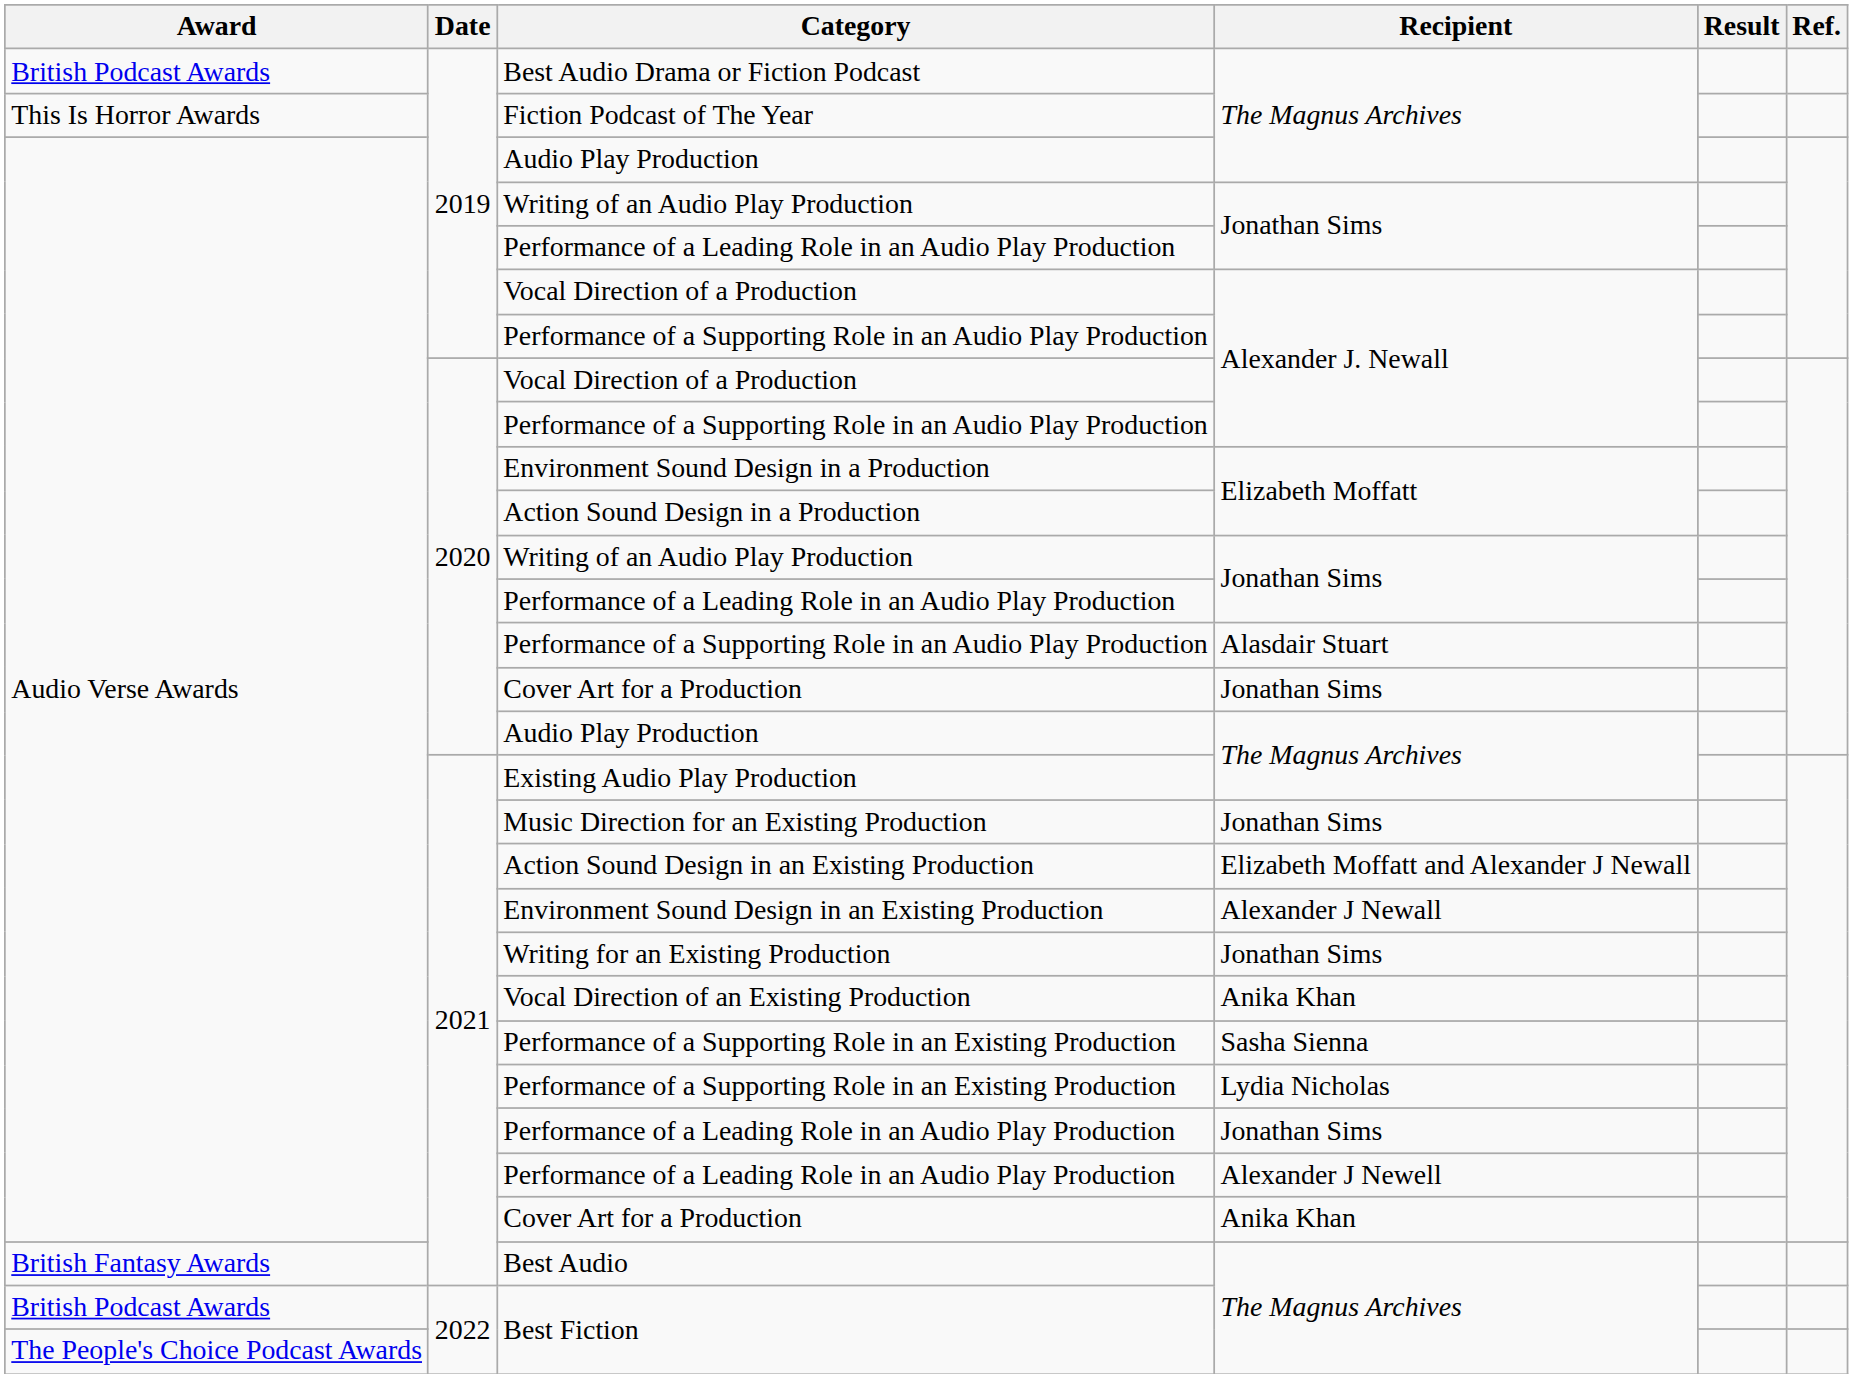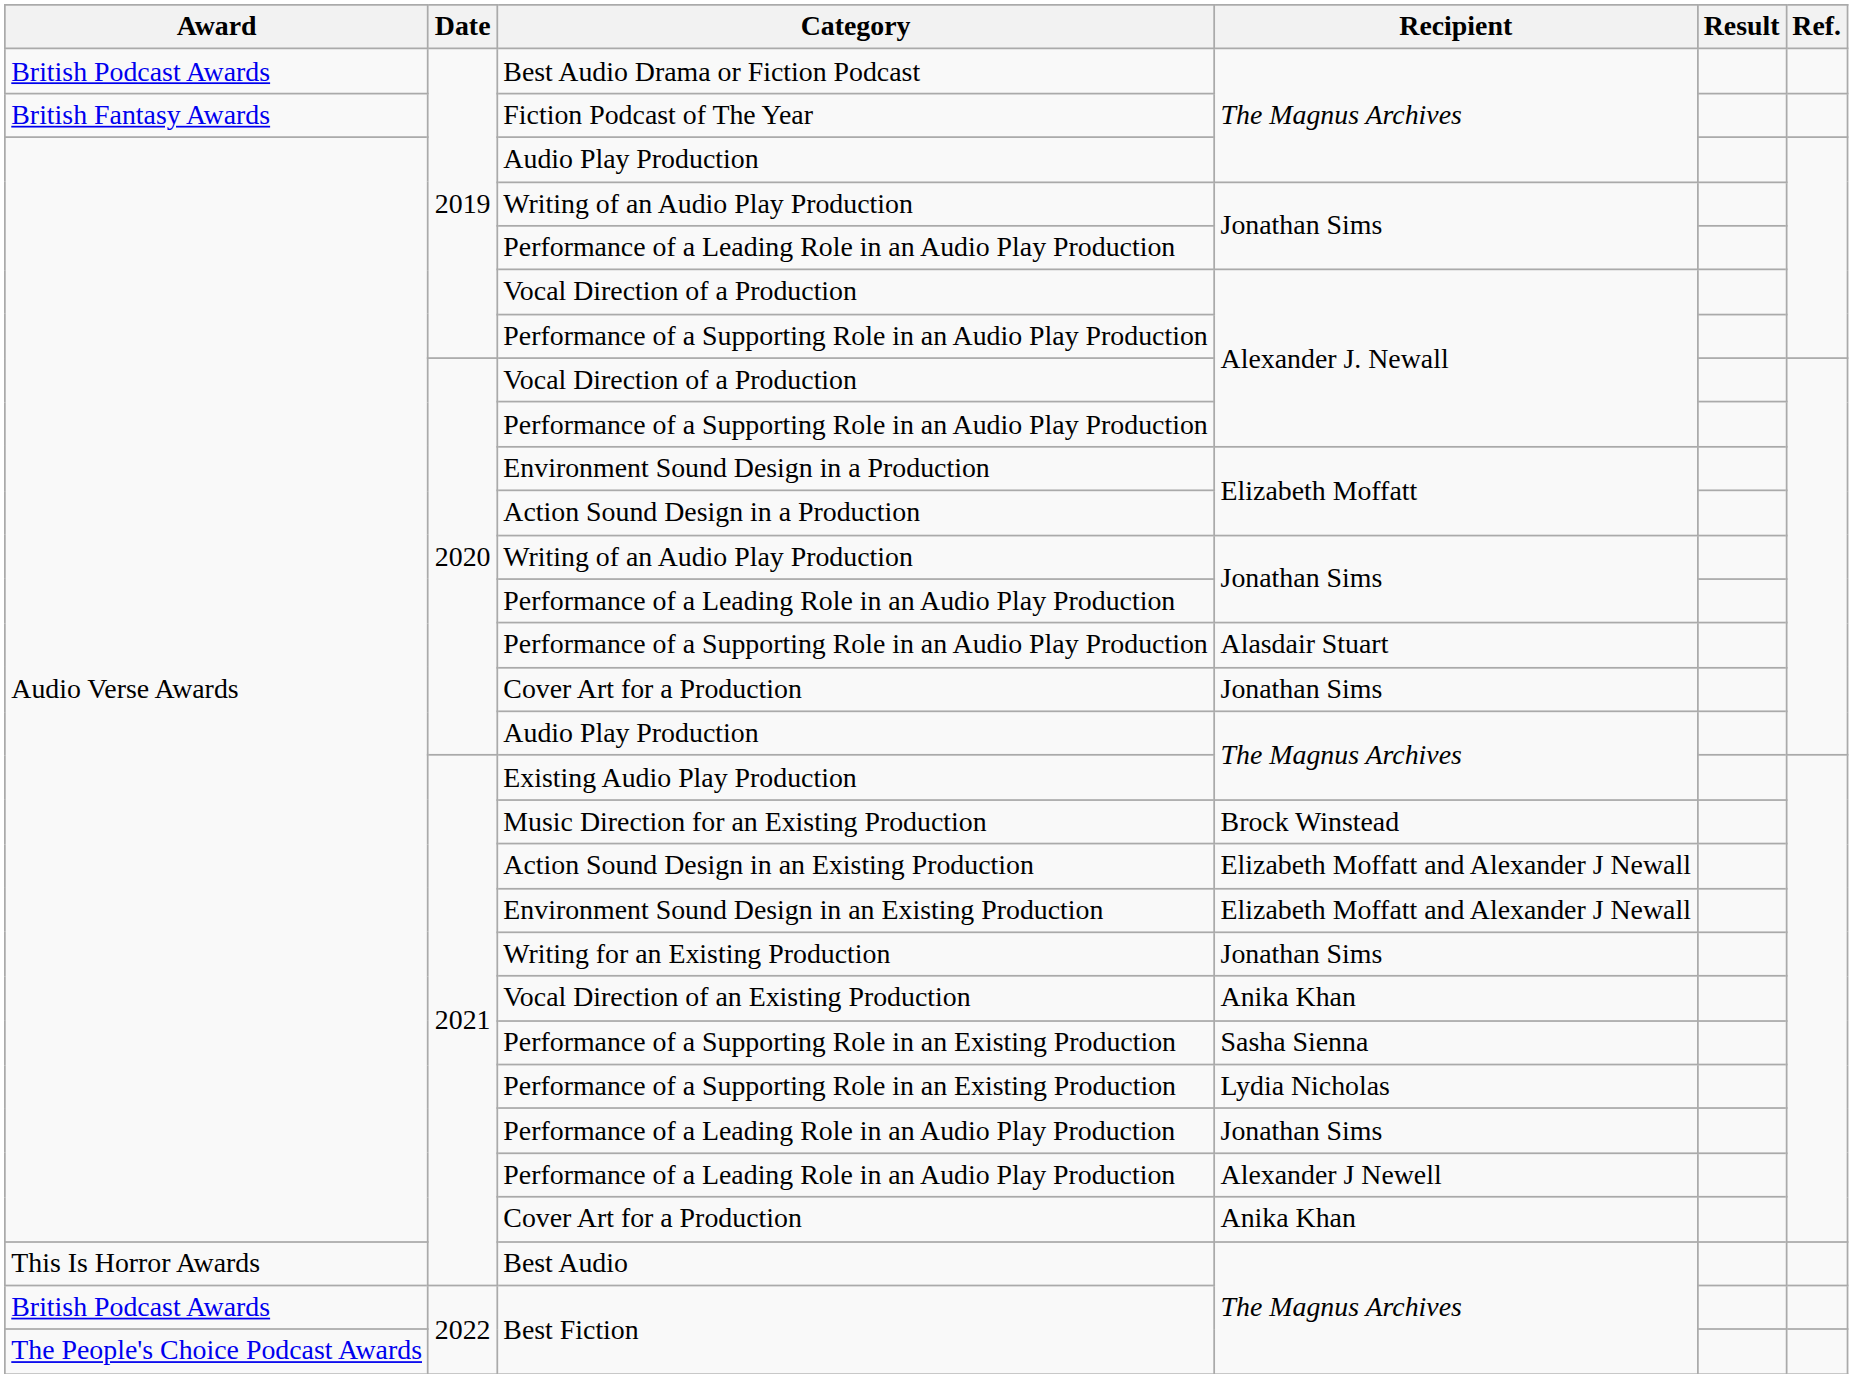(136, 114) This Is Horror Awards -> (141, 114) British Fantasy Awards
(1301, 821) Jonathan Sims -> (1310, 821) Brock Winstead
(1331, 909) Alexander J Newall -> (1456, 909) Elizabeth Moffatt and Alexander J Newall
(141, 1262) British Fantasy Awards -> (136, 1262) This Is Horror Awards
